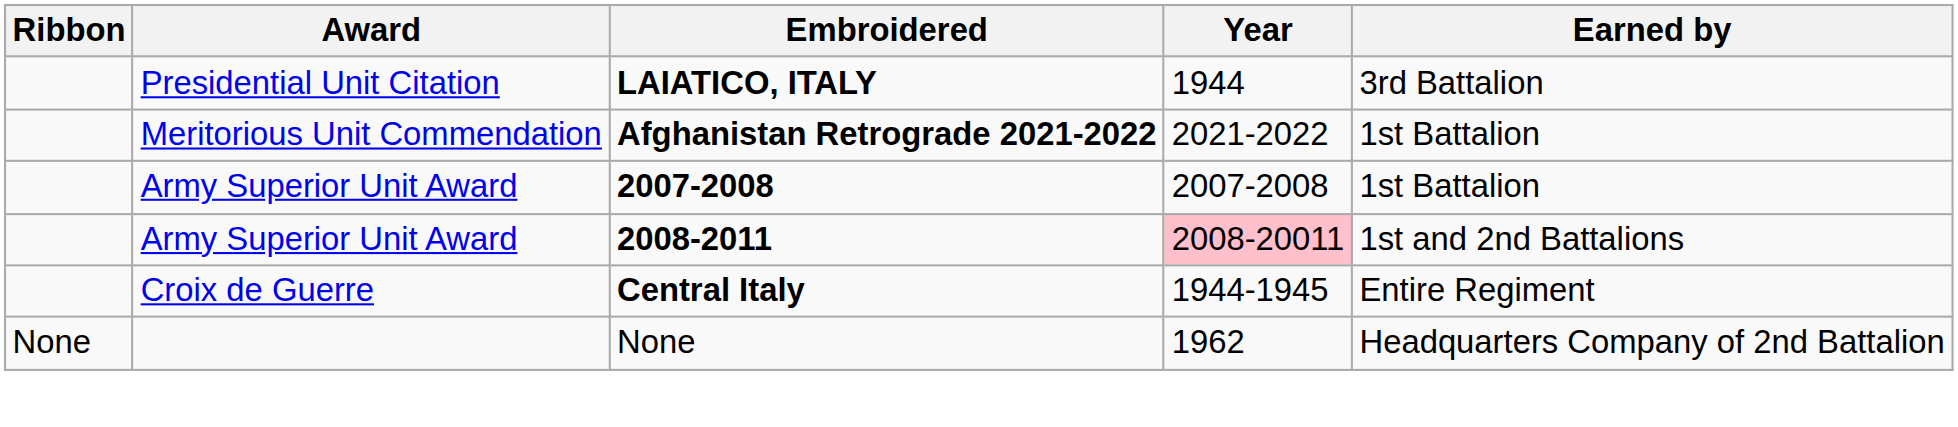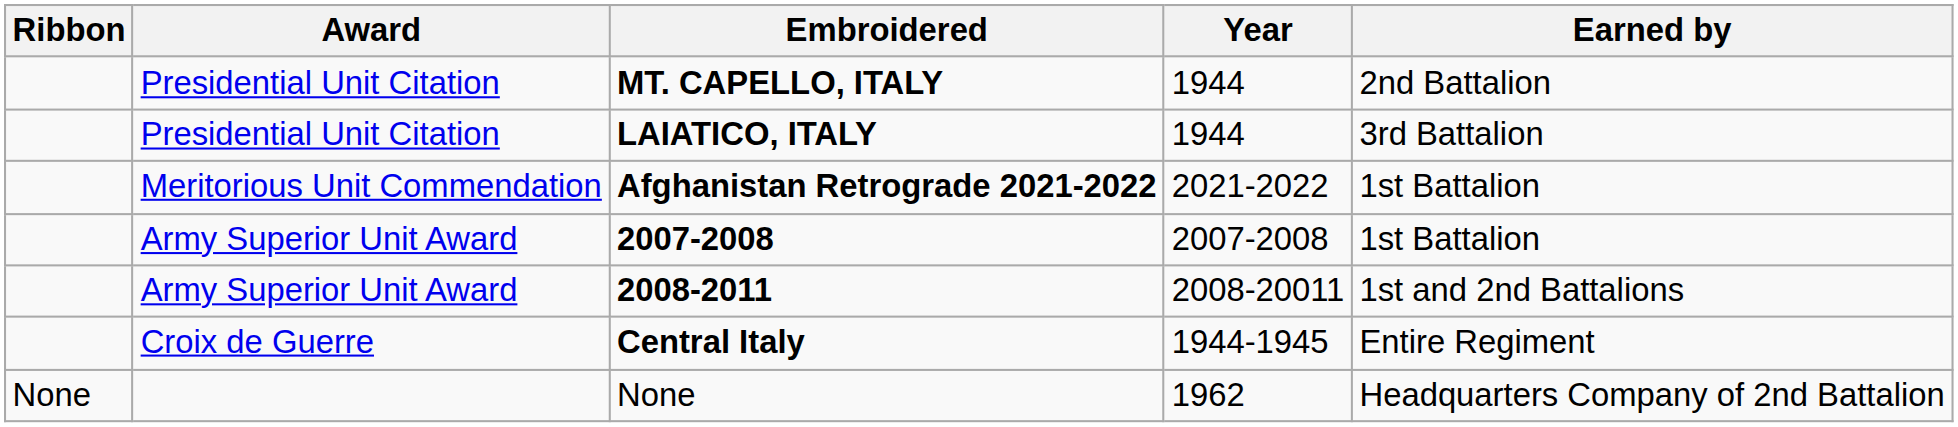+ row: (780, 82)
(1258, 238) pink background -> (1258, 290) no background
